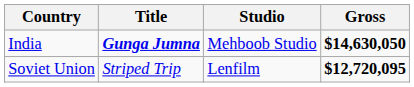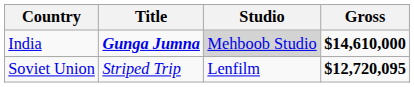(262, 43) no background -> (262, 43) lightgrey background
(365, 43) $14,630,050 -> (365, 43) $14,610,000
